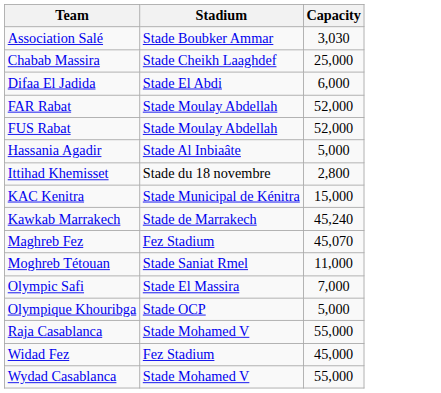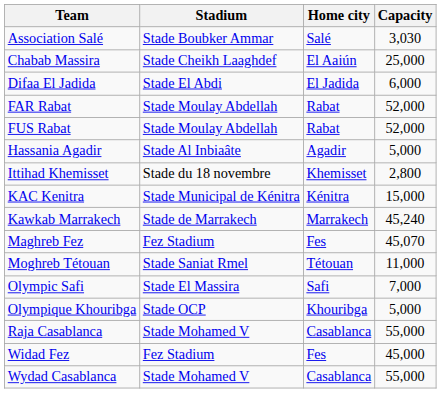+ column: (339, 15)
